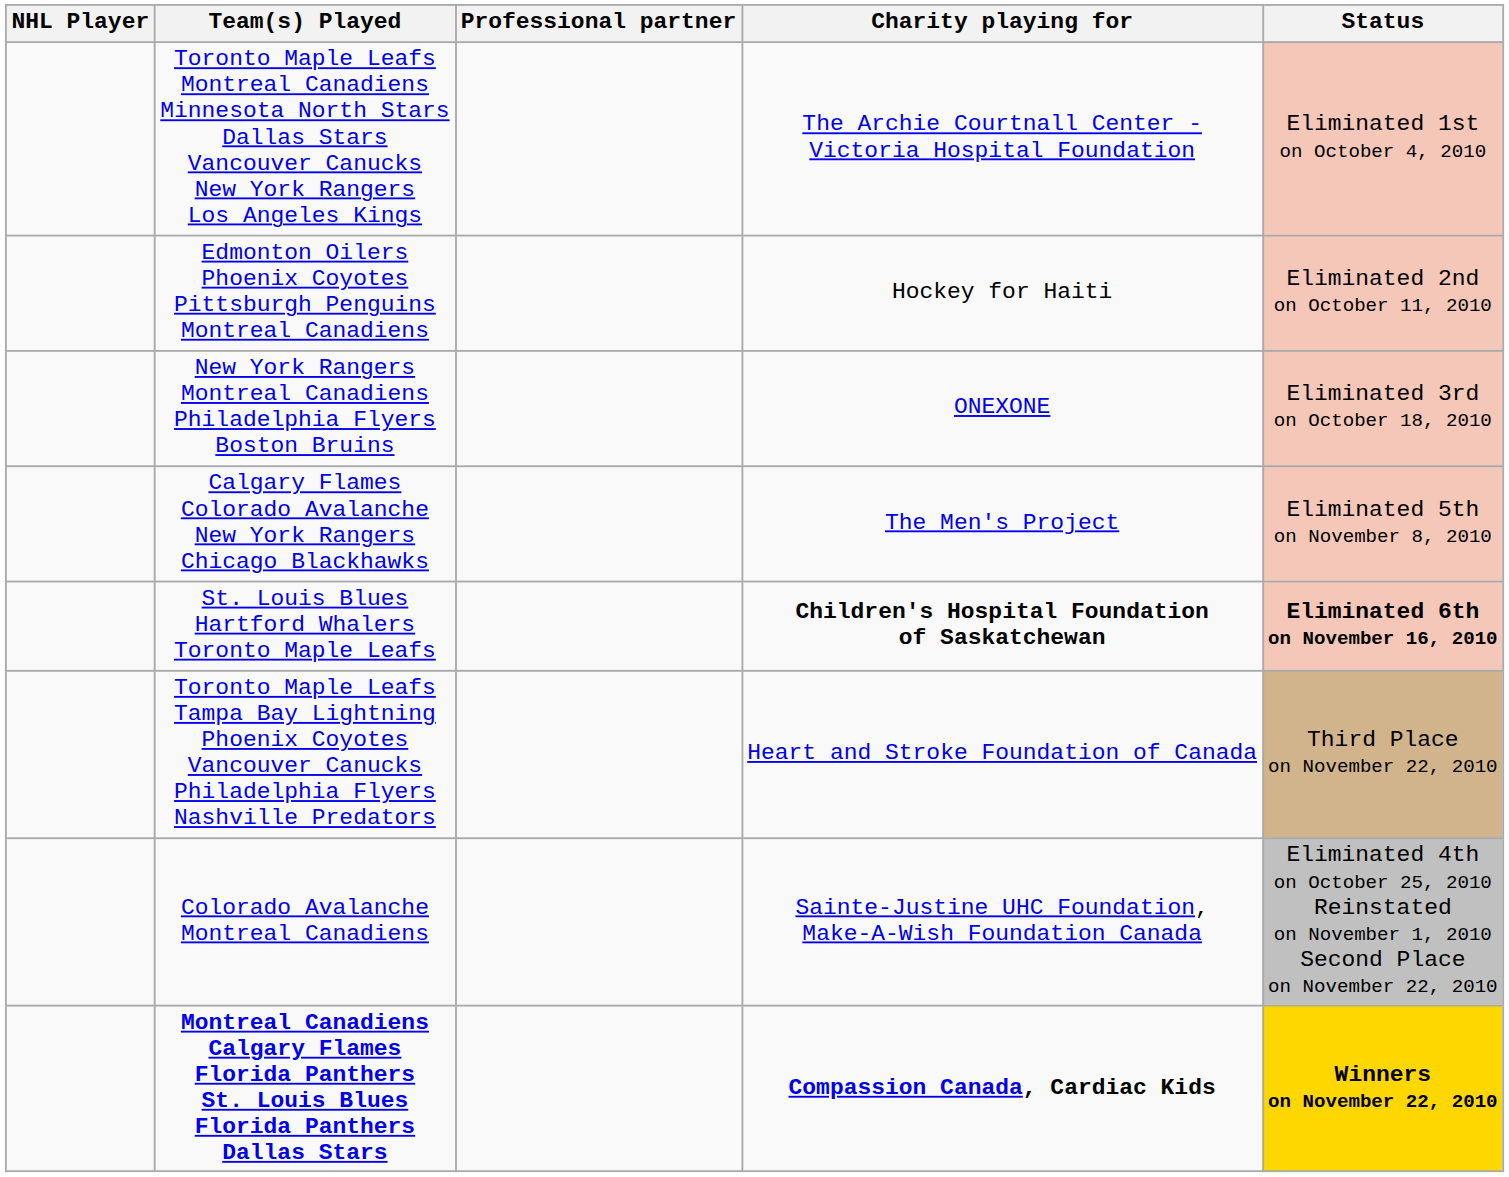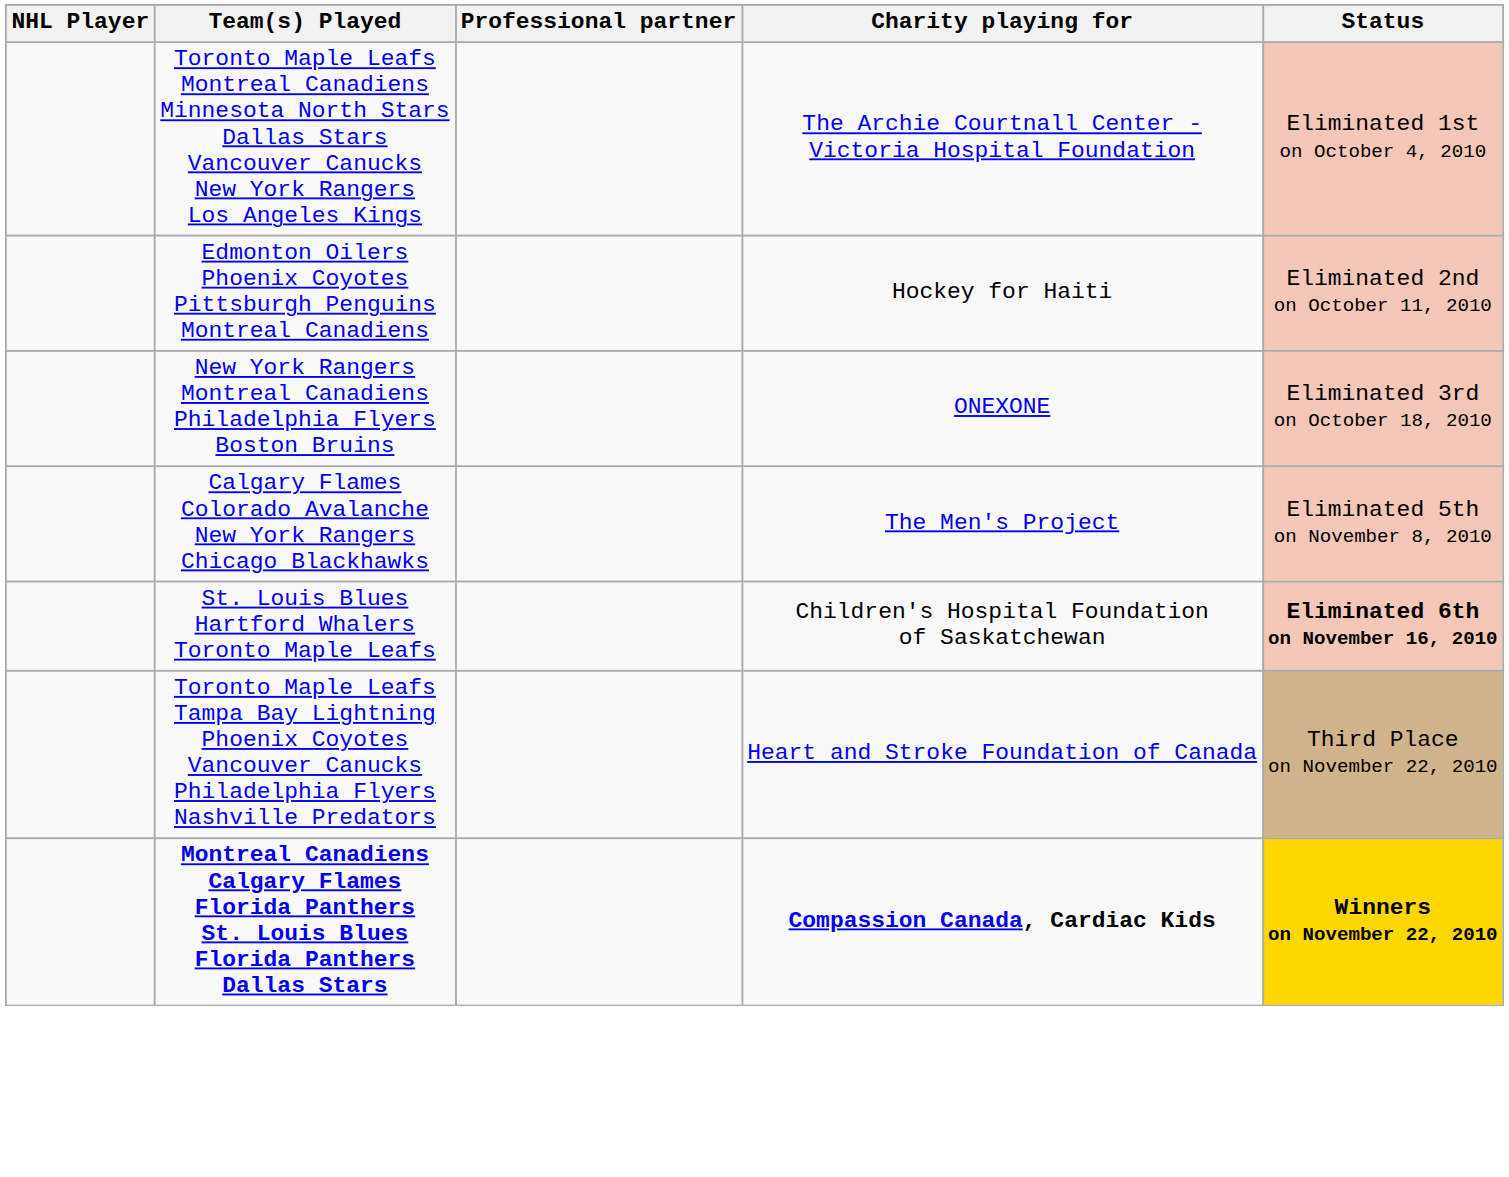(1002, 626) bold -> (1002, 626) normal
- row: (305, 921)
